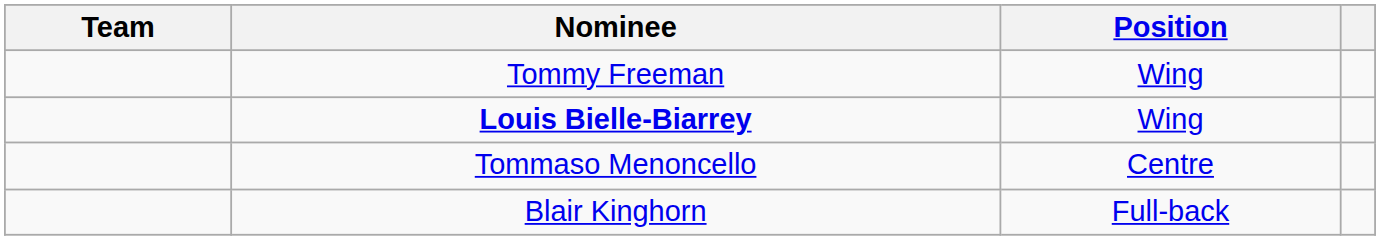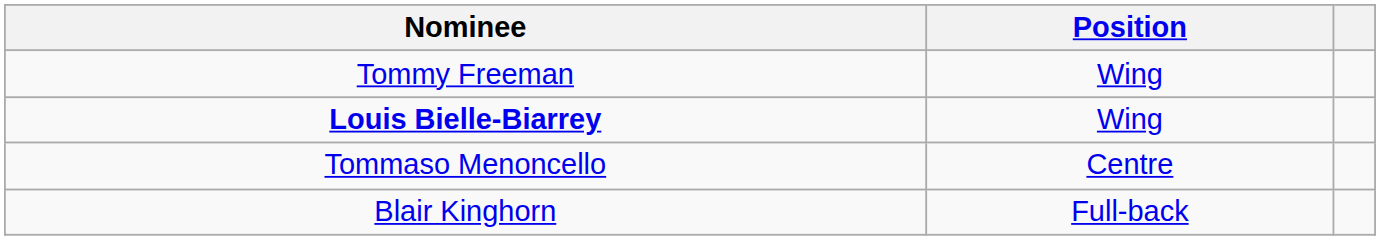- column: (118, 27)
